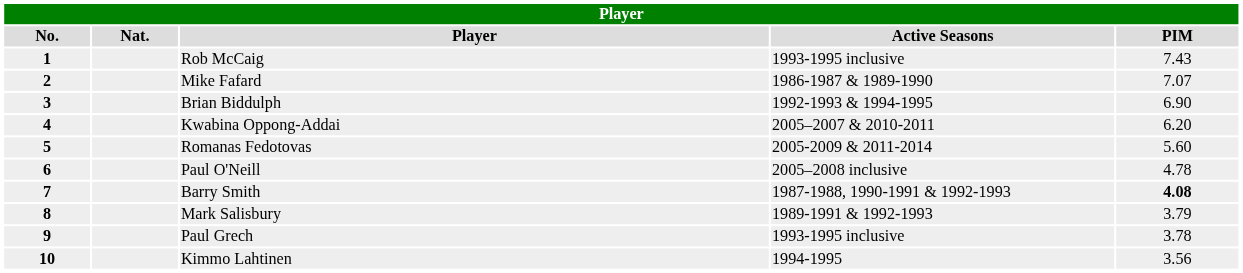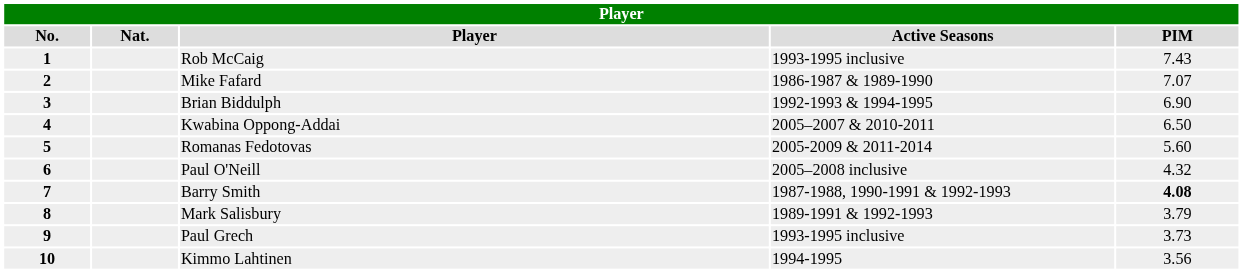(1177, 125) 6.20 -> (1177, 125) 6.50
(1177, 169) 4.78 -> (1177, 169) 4.32
(1177, 236) 3.78 -> (1177, 236) 3.73
